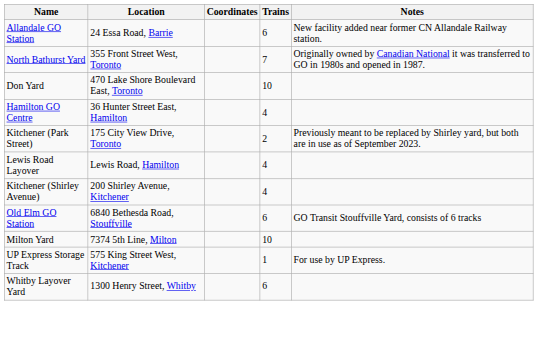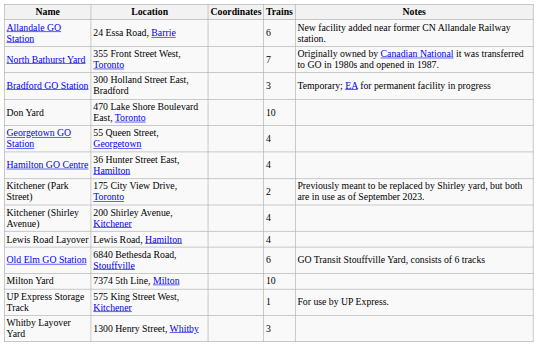+ row: (47, 86)
+ row: (39, 139)
rows swapped: (43, 191) <-> (30, 165)
(265, 286) 6 -> (268, 328) 3
